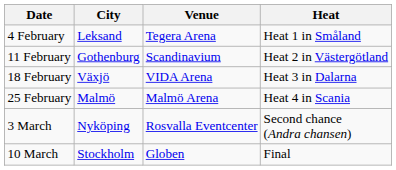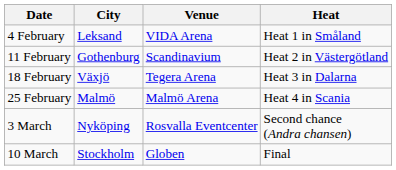(181, 35) Tegera Arena -> (179, 35) VIDA Arena
(179, 77) VIDA Arena -> (181, 77) Tegera Arena
